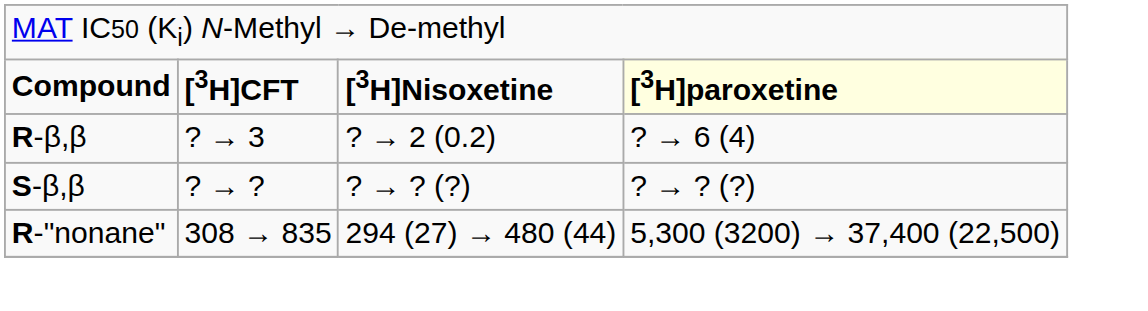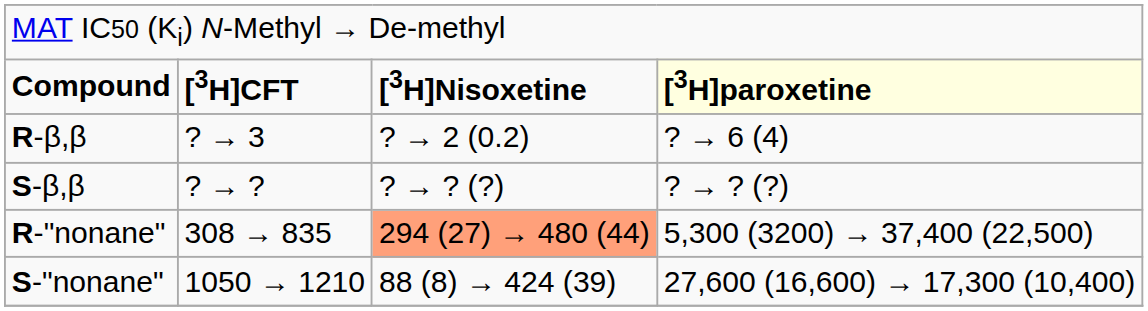(481, 233) no background -> (514, 233) lightsalmon background
+ row: (88, 281)
